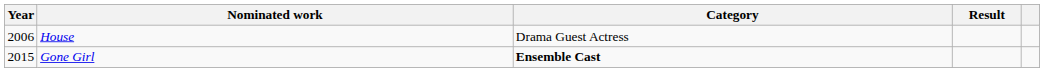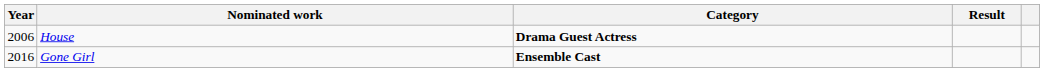(572, 36) normal -> (576, 36) bold
(21, 57) 2015 -> (21, 57) 2016
